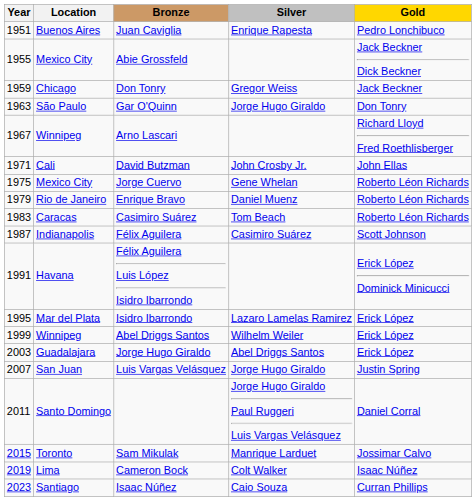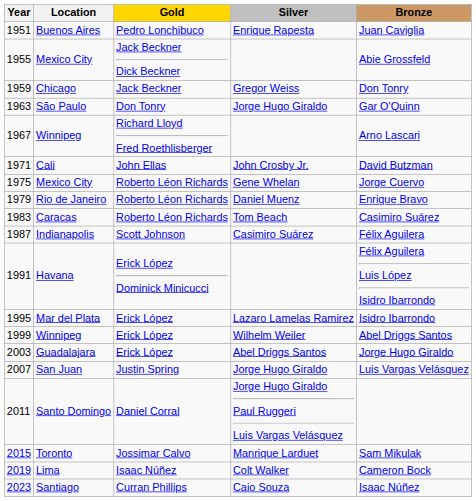columns swapped: (413, 13) <-> (171, 13)
